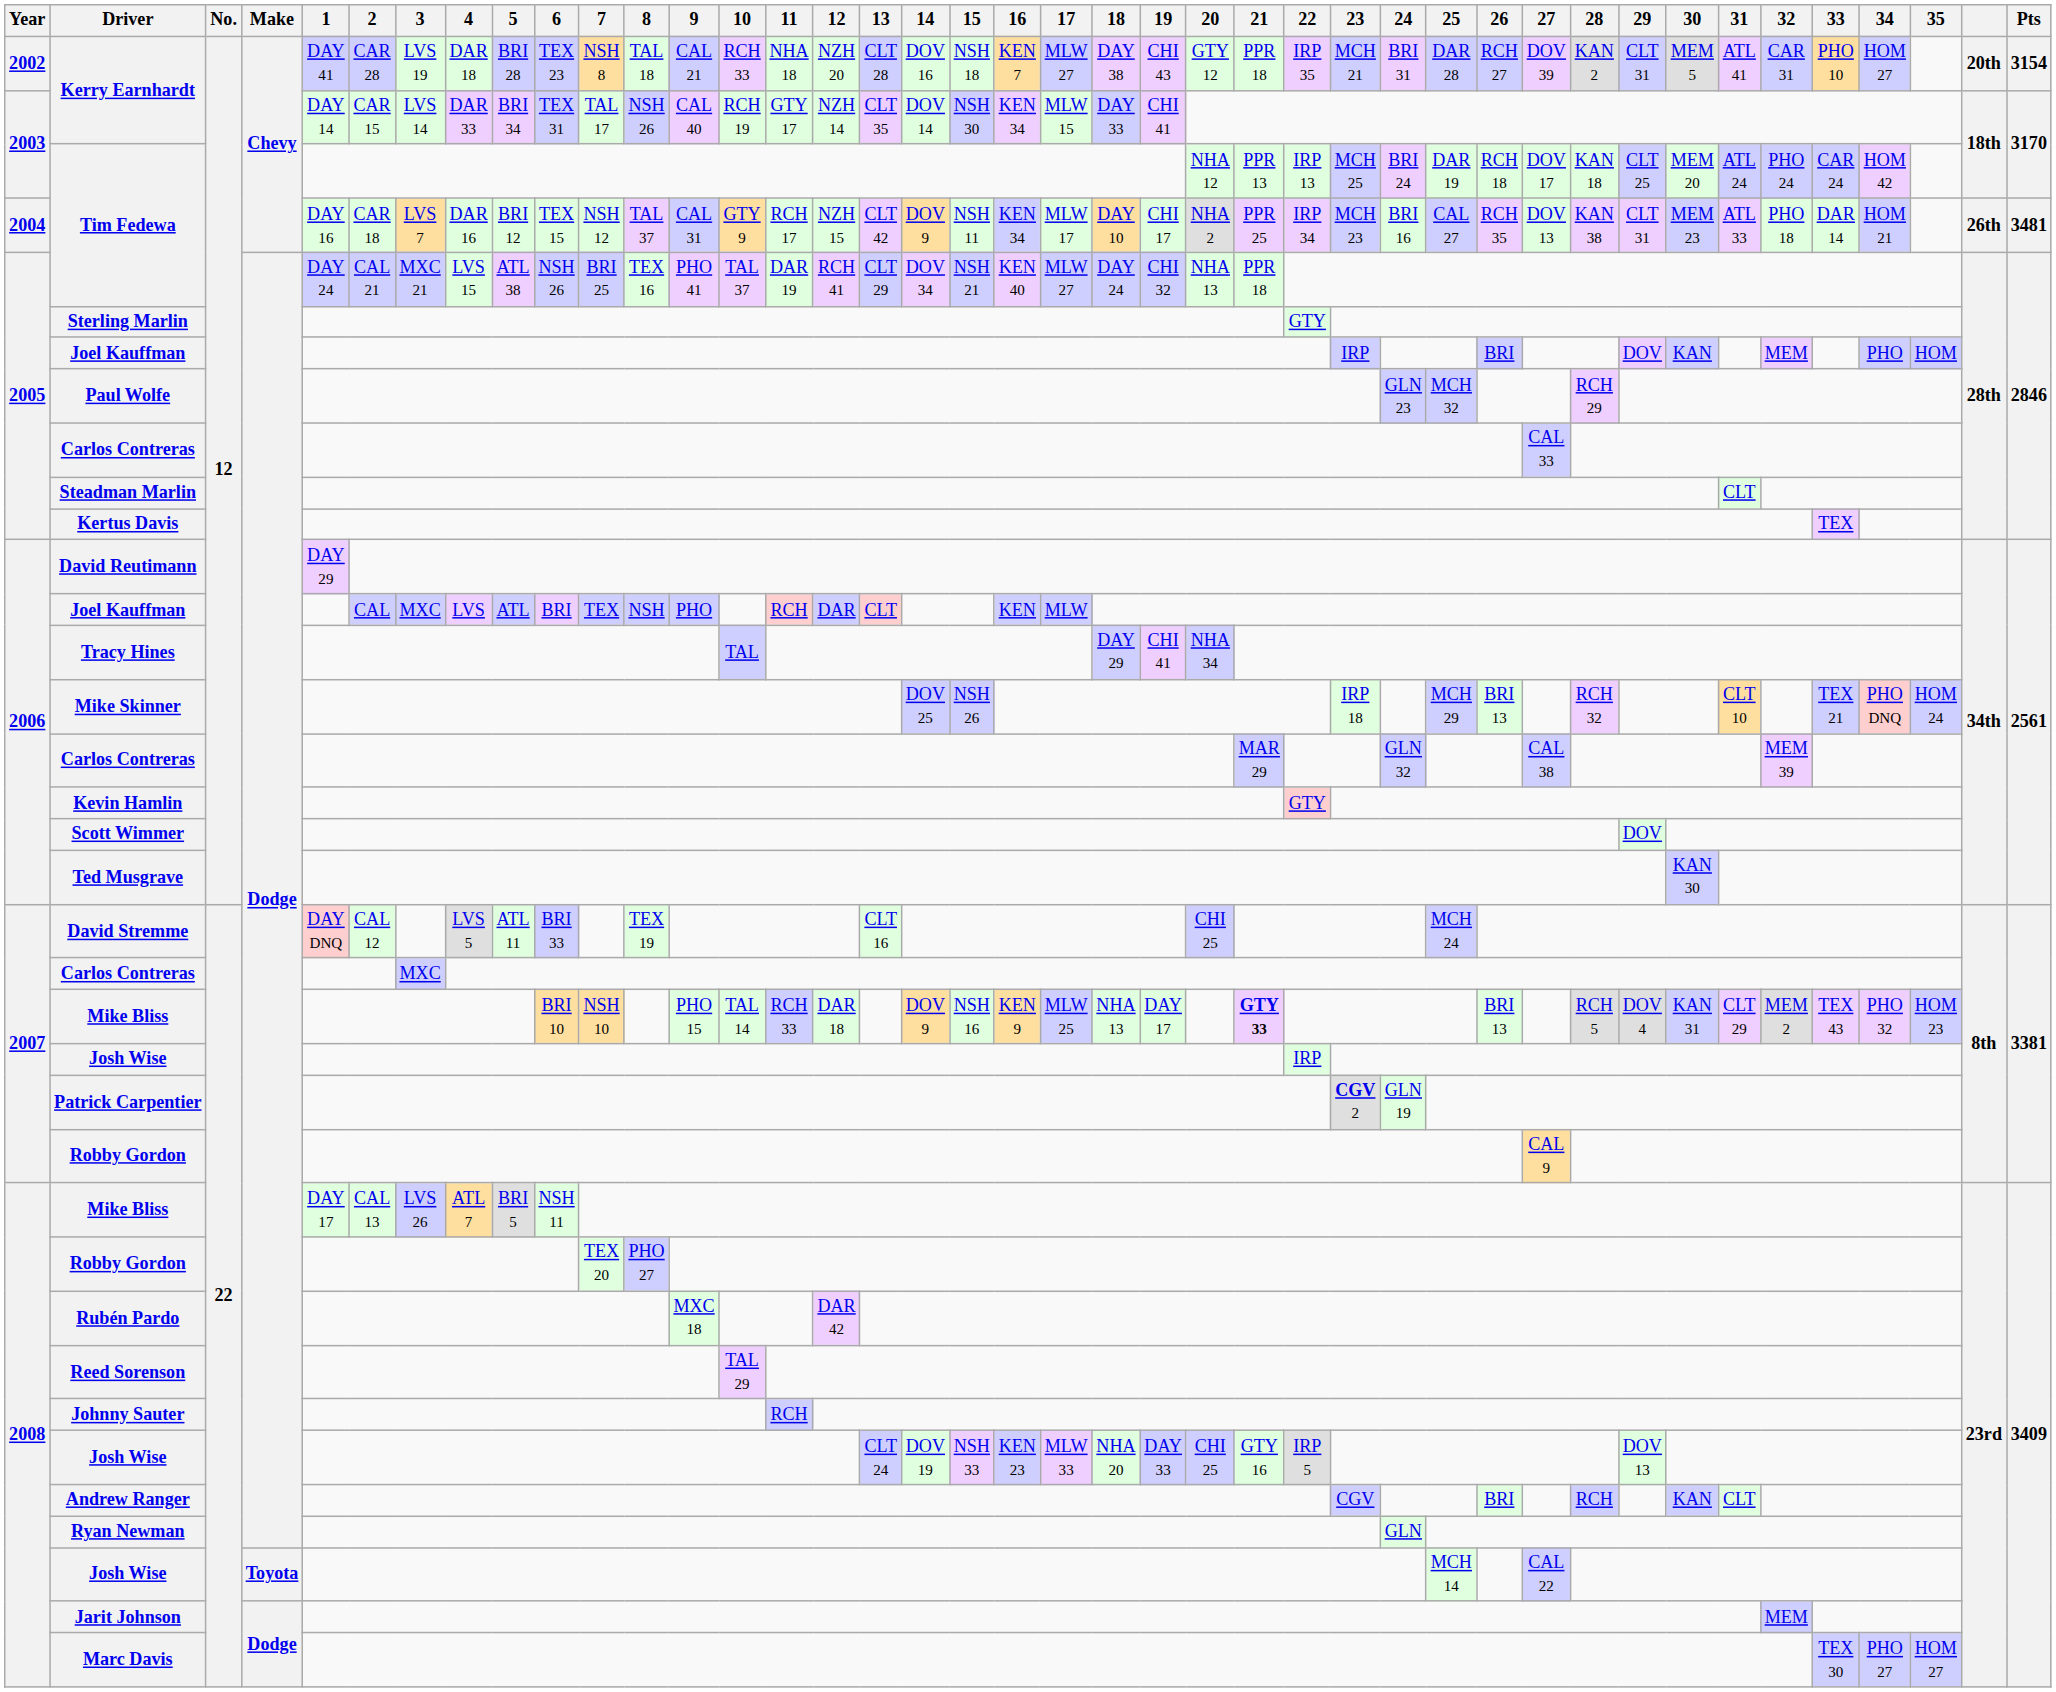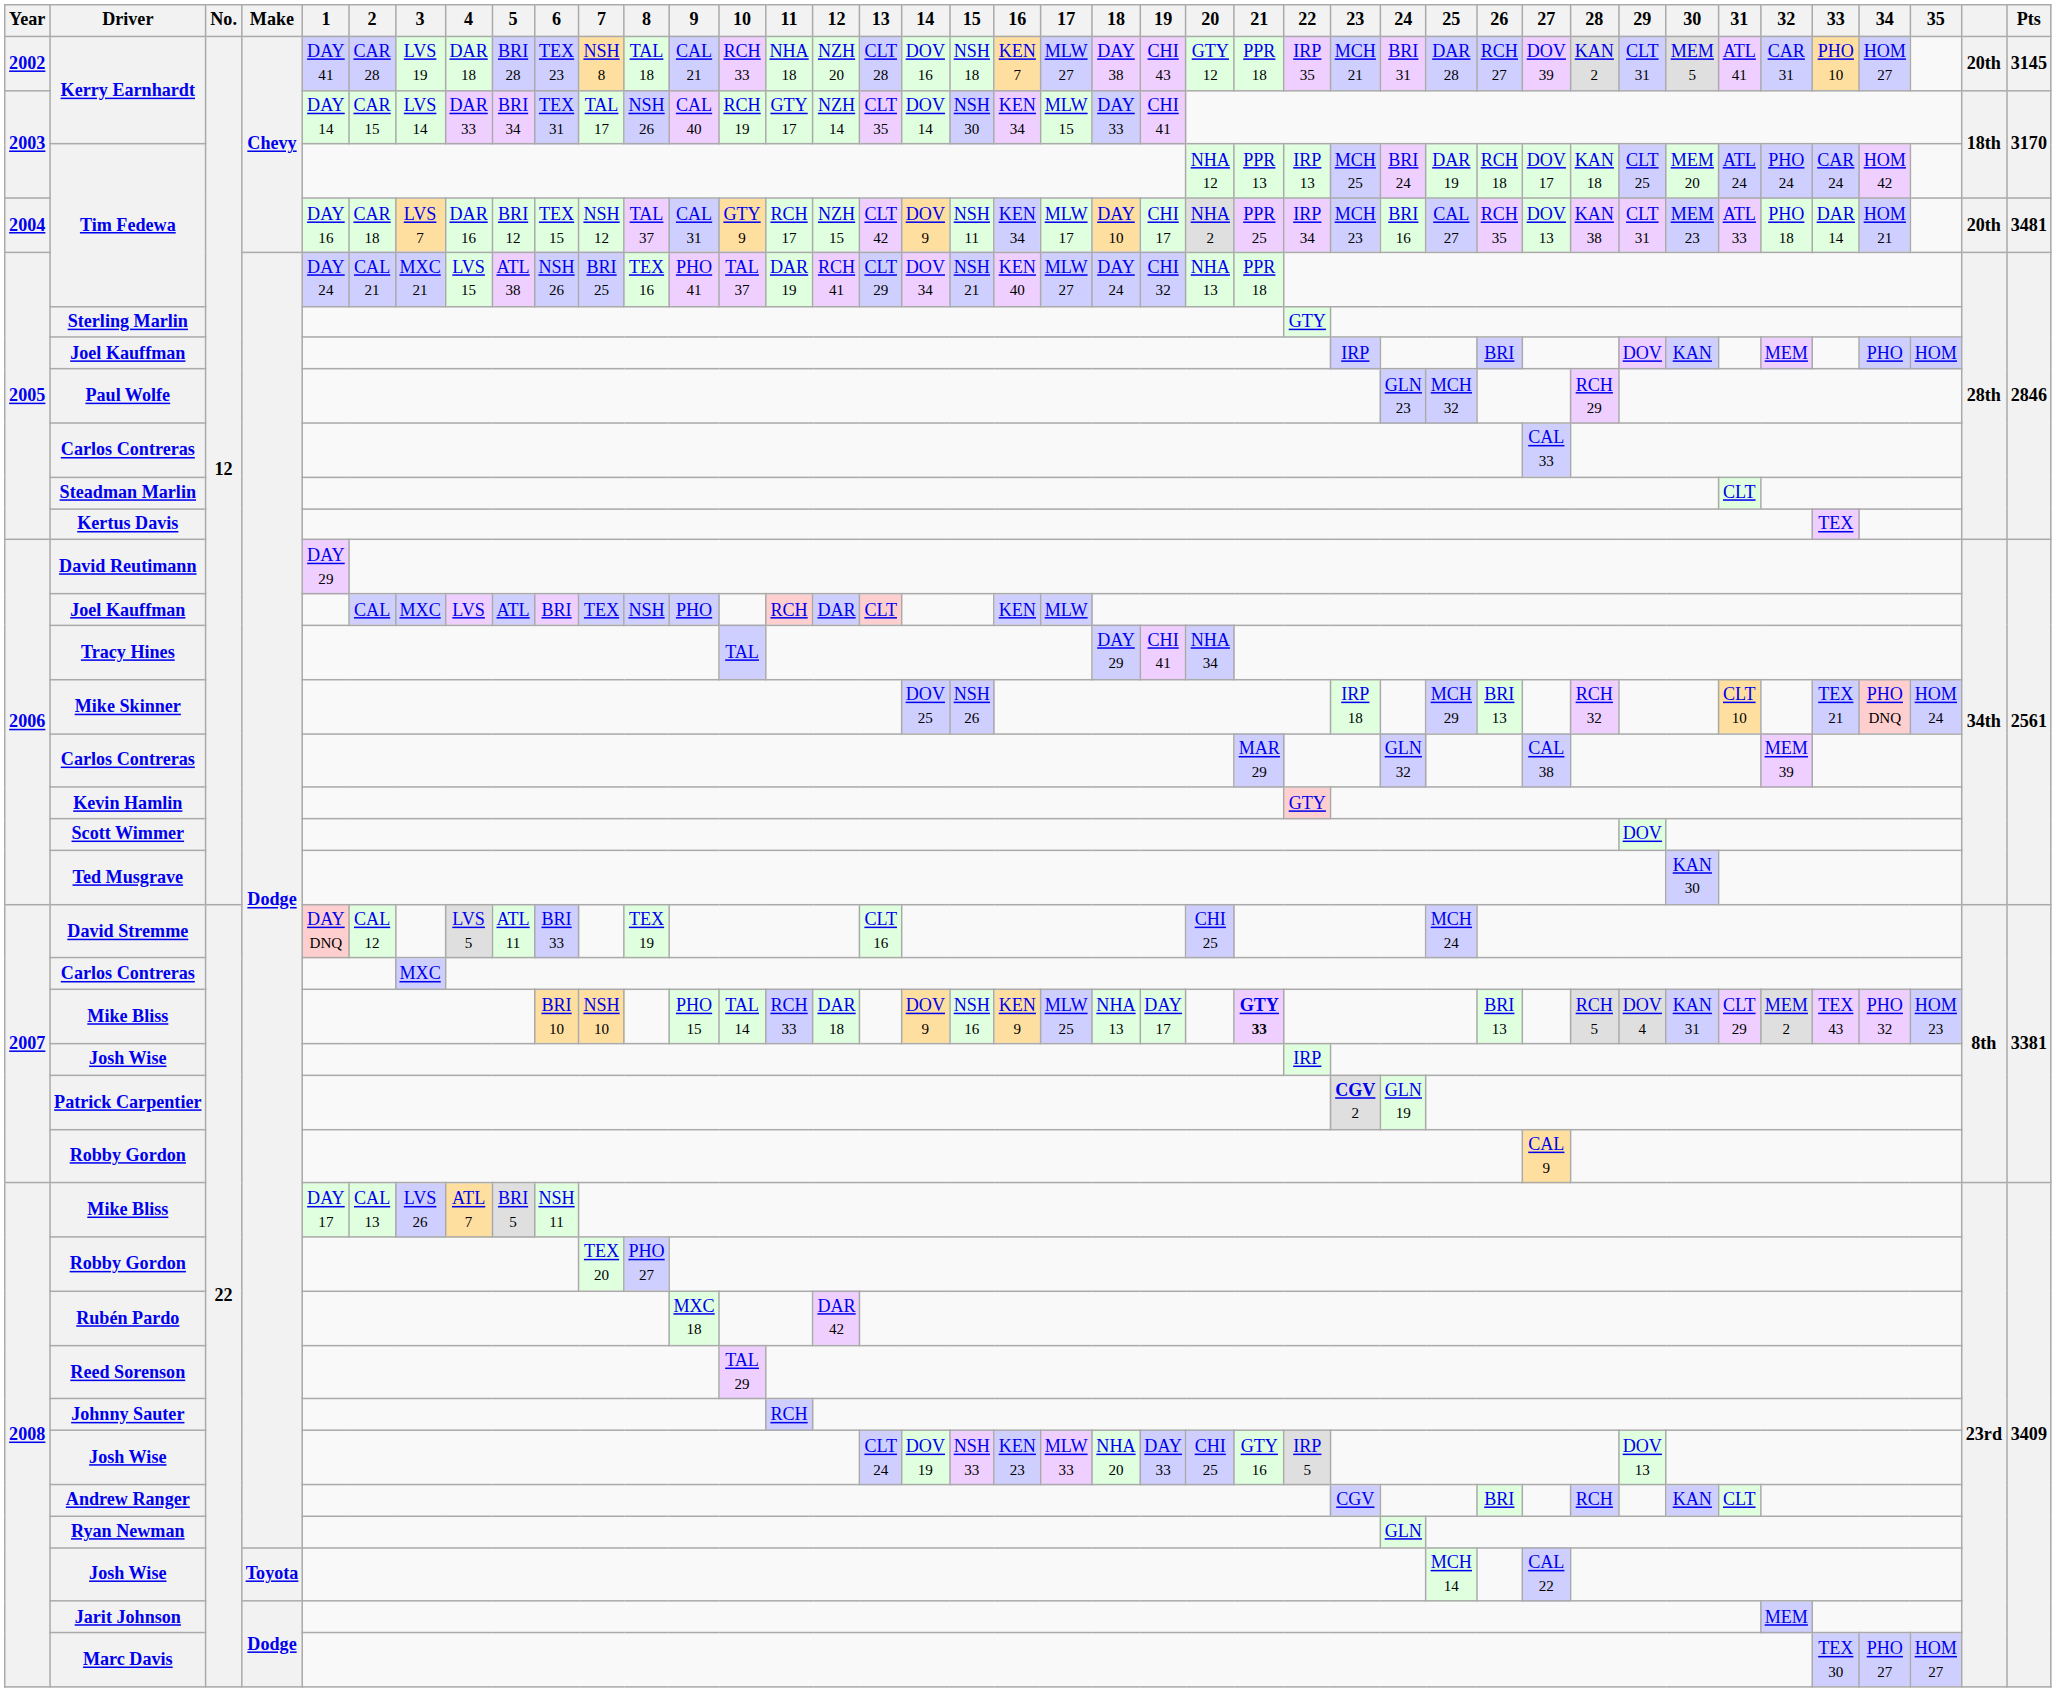(2029, 62) 3154 -> (2029, 62) 3145
(1984, 224) 26th -> (1984, 224) 20th
